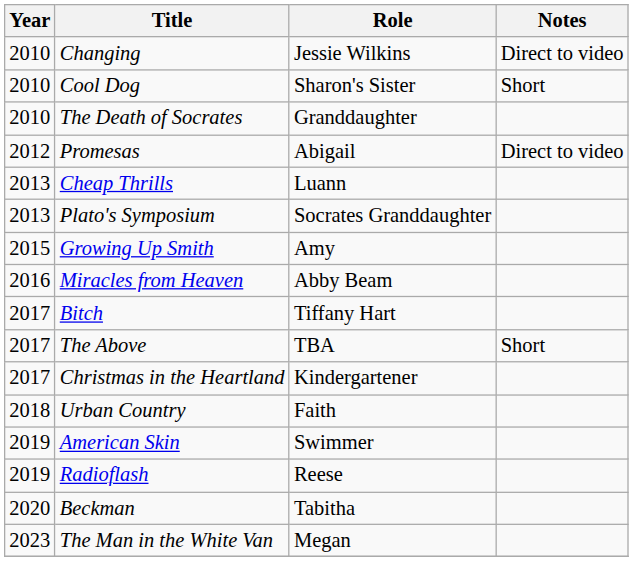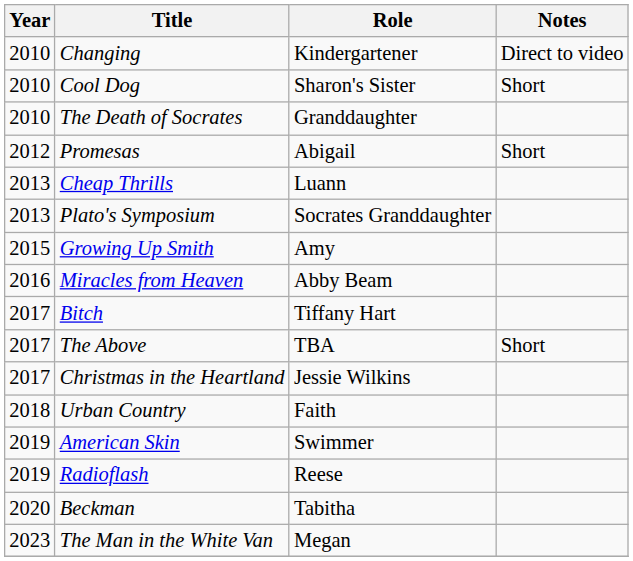(352, 53) Jessie Wilkins -> (356, 53) Kindergartener
(562, 150) Direct to video -> (523, 150) Short
(356, 378) Kindergartener -> (352, 378) Jessie Wilkins
